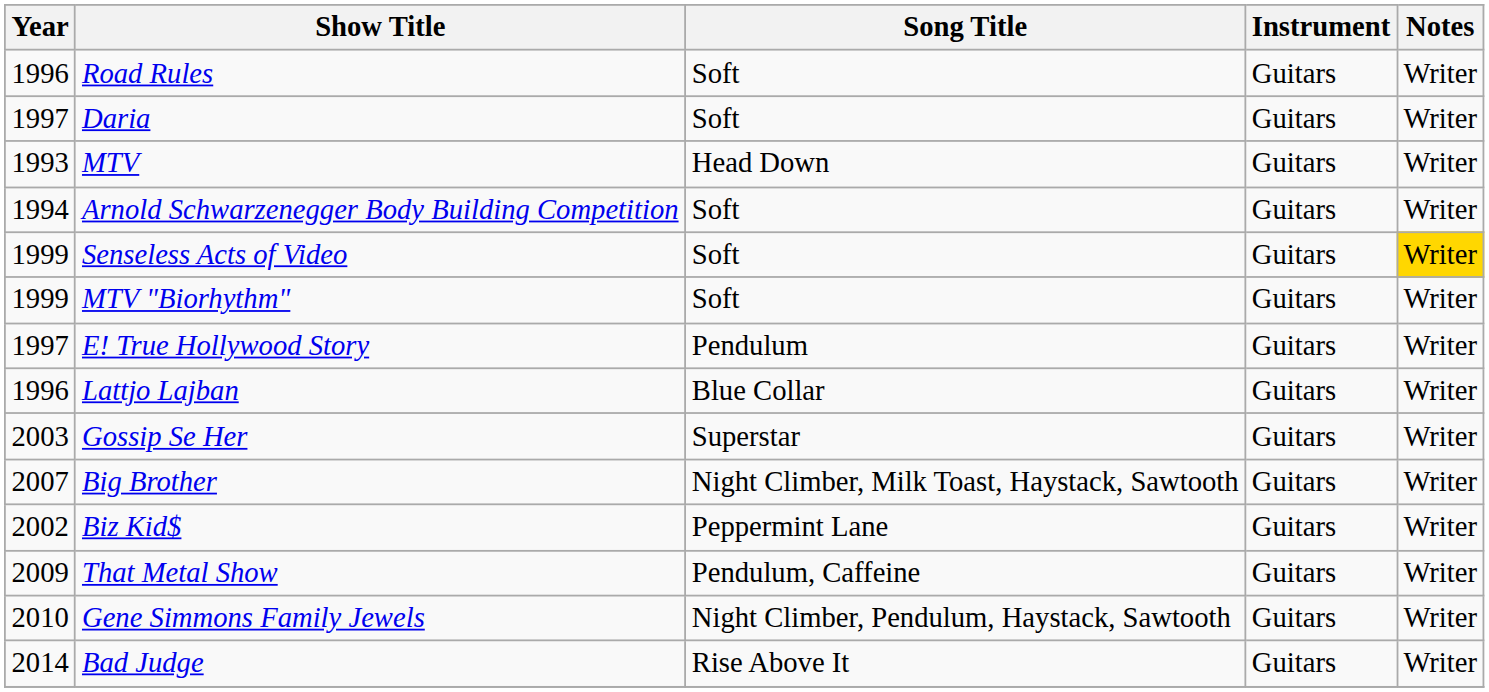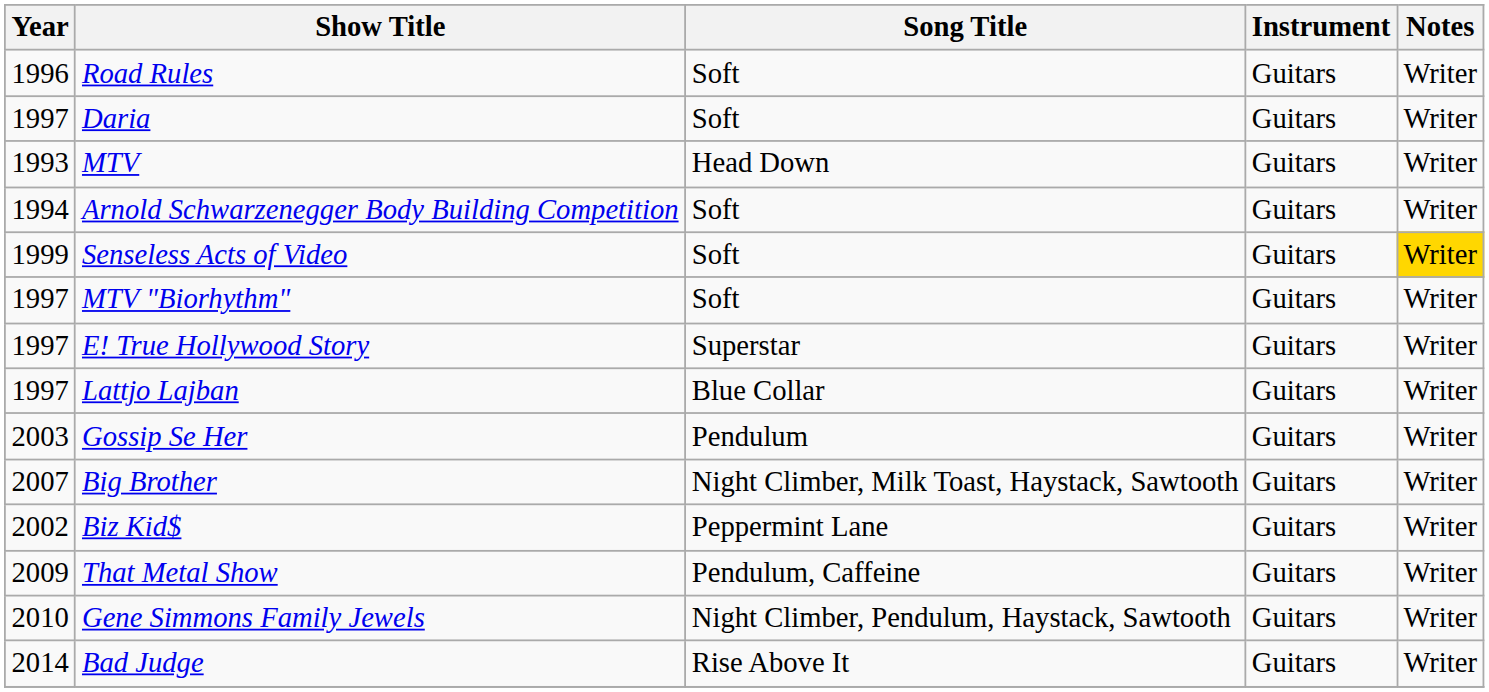(40, 299) 1999 -> (40, 299) 1997
(750, 345) Pendulum -> (746, 345) Superstar
(40, 390) 1996 -> (40, 390) 1997
(746, 436) Superstar -> (750, 436) Pendulum
